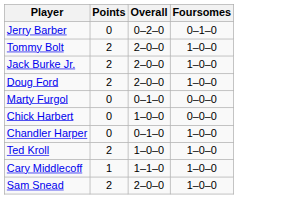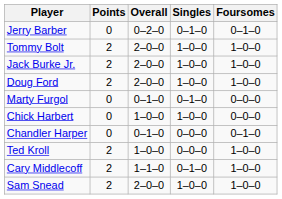+ column: (192, 13)
(202, 133) 1–0–0 -> (246, 133) 0–1–0
(109, 168) 1 -> (109, 168) 2
